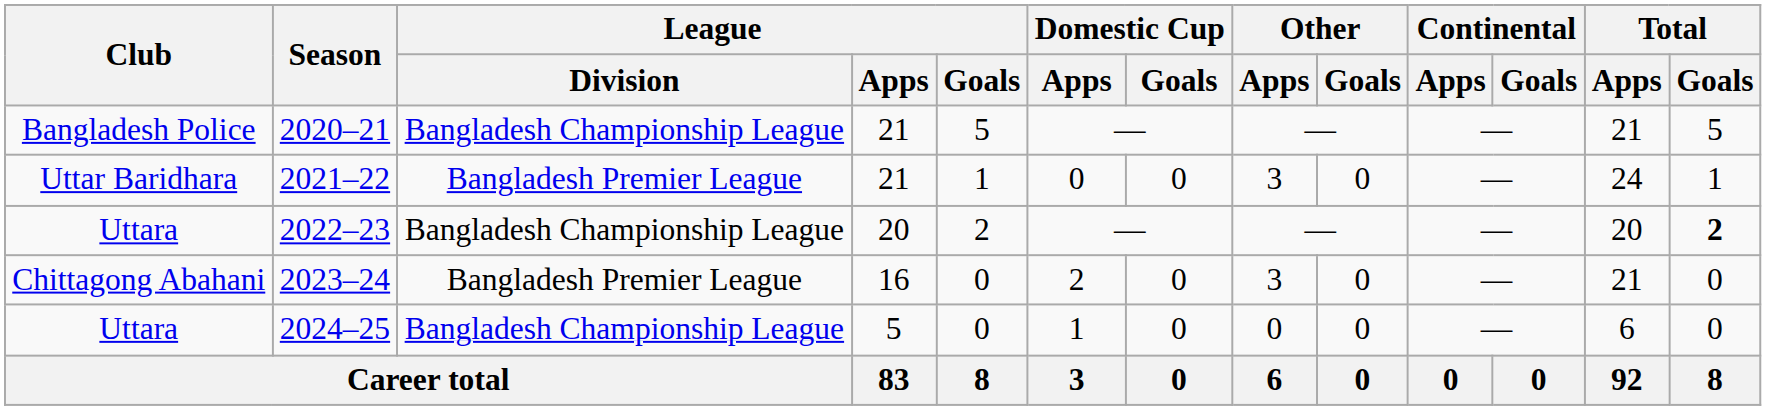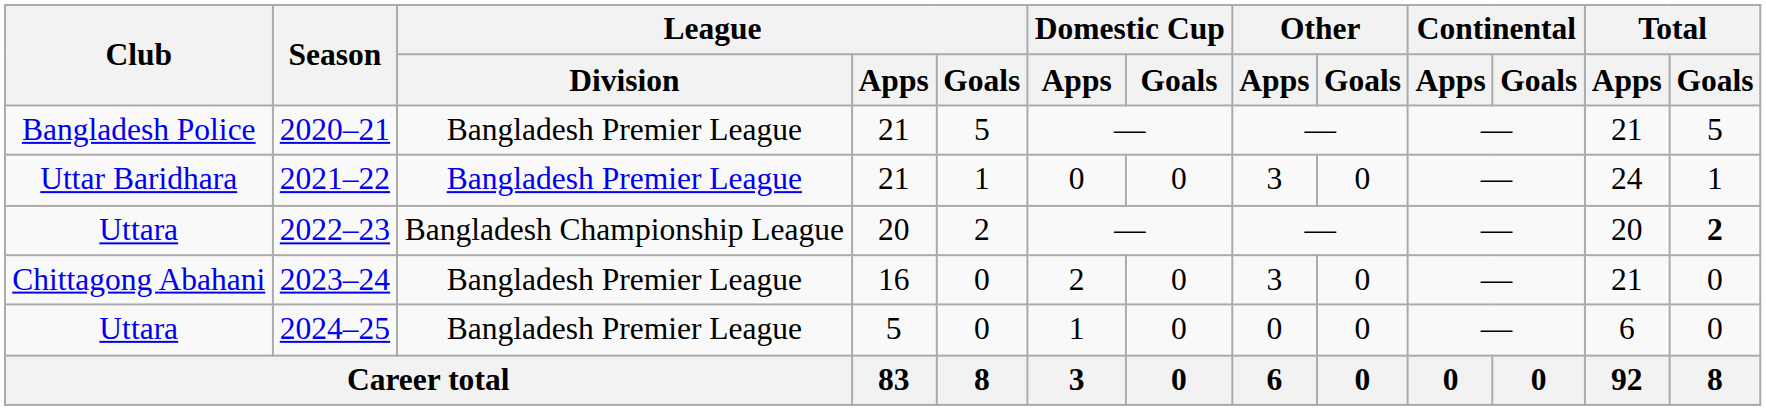(624, 129) Bangladesh Championship League -> (624, 129) Bangladesh Premier League
(624, 329) Bangladesh Championship League -> (624, 329) Bangladesh Premier League
